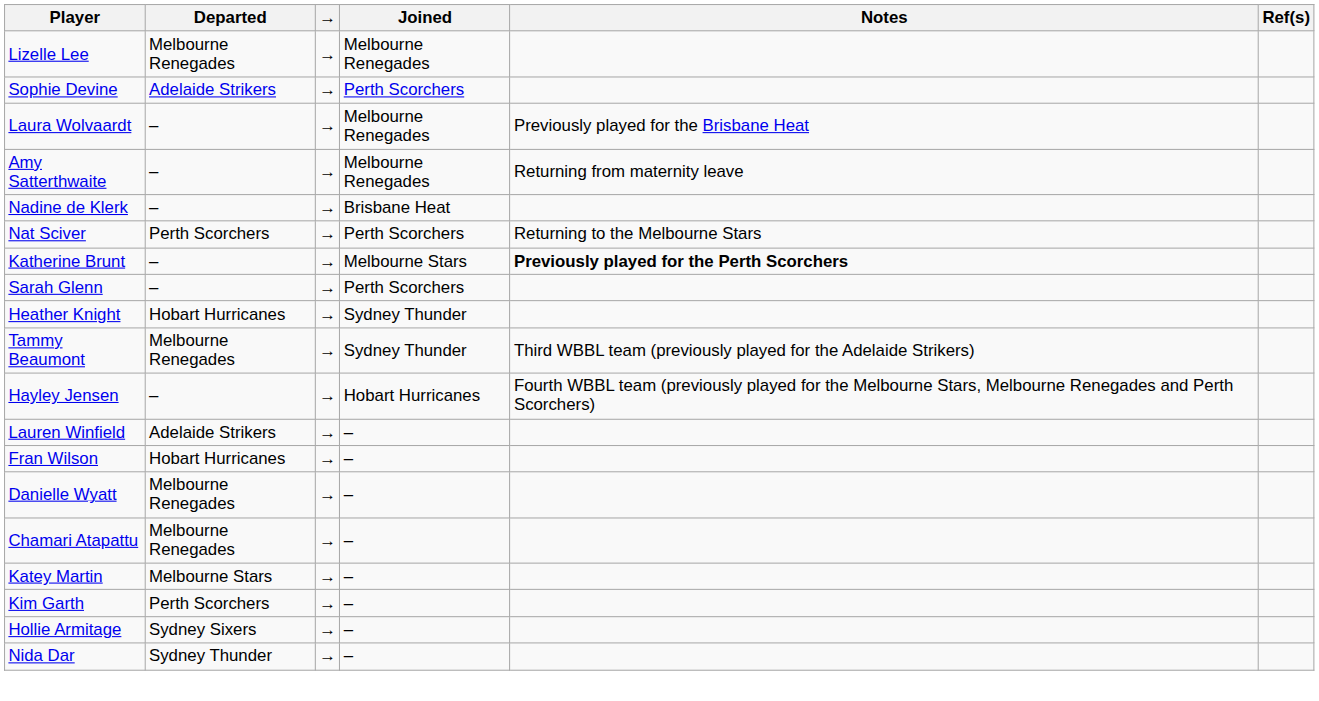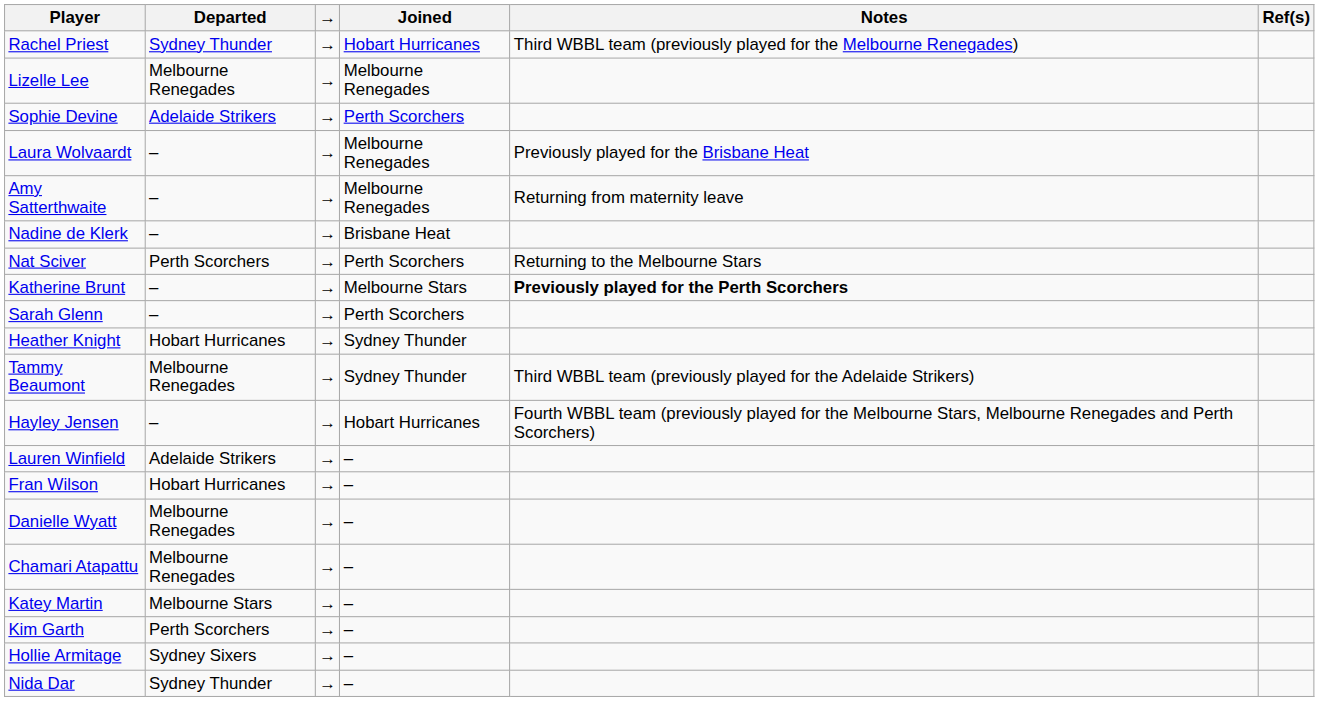+ row: (58, 44)
